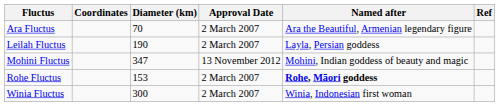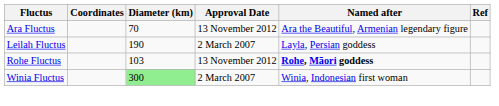(230, 28) 2 March 2007 -> (237, 28) 13 November 2012
- row: (38, 61)
(140, 77) 153 -> (136, 61) 103
(230, 77) 2 March 2007 -> (237, 61) 13 November 2012
(140, 93) no background -> (136, 77) lightgreen background
